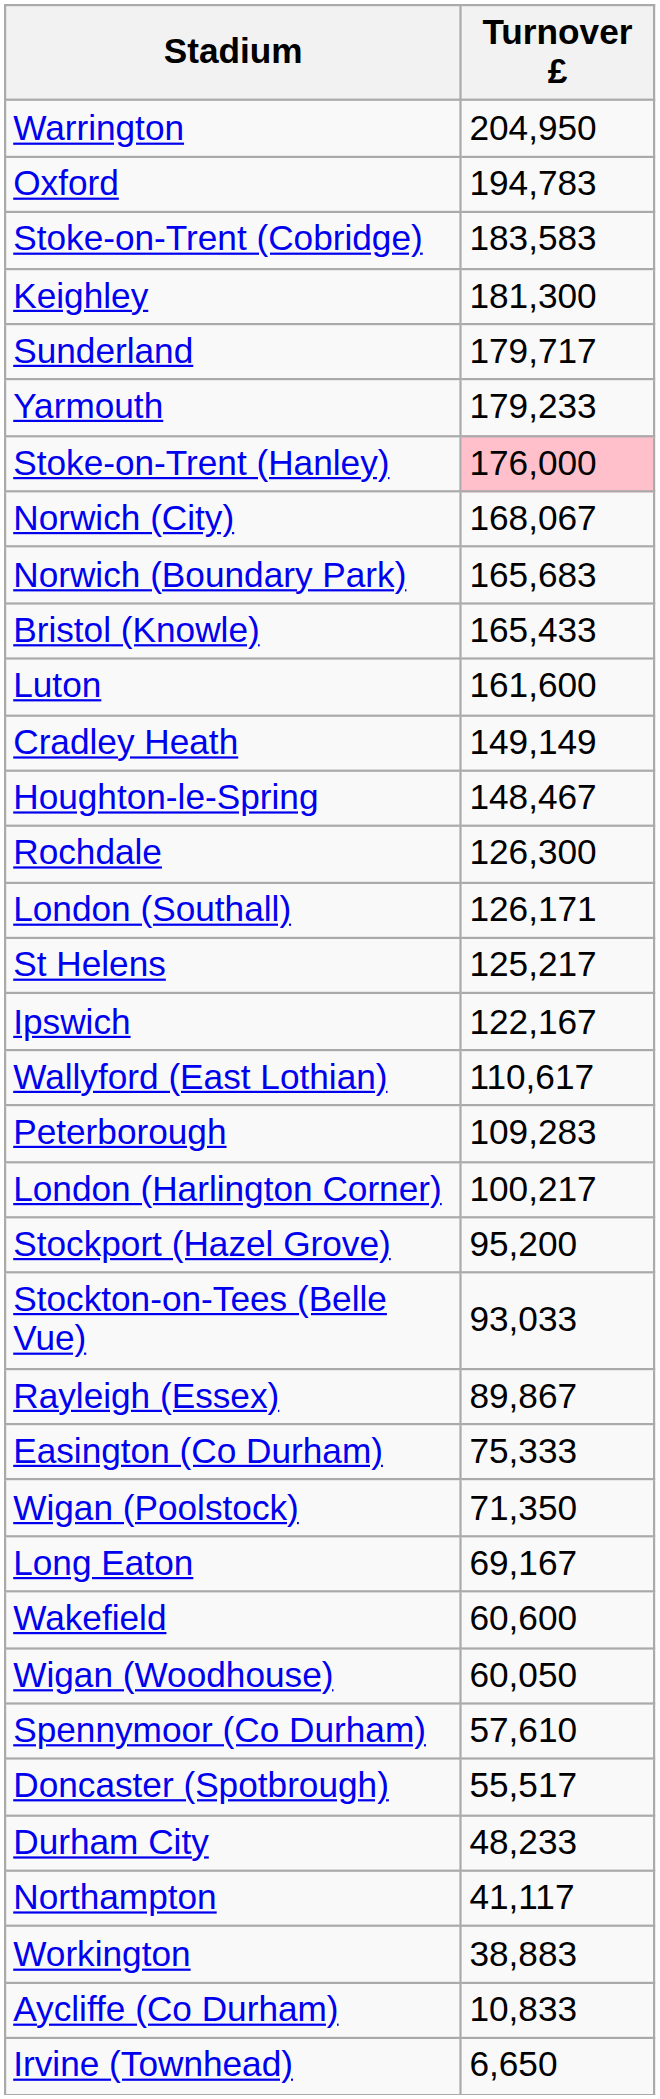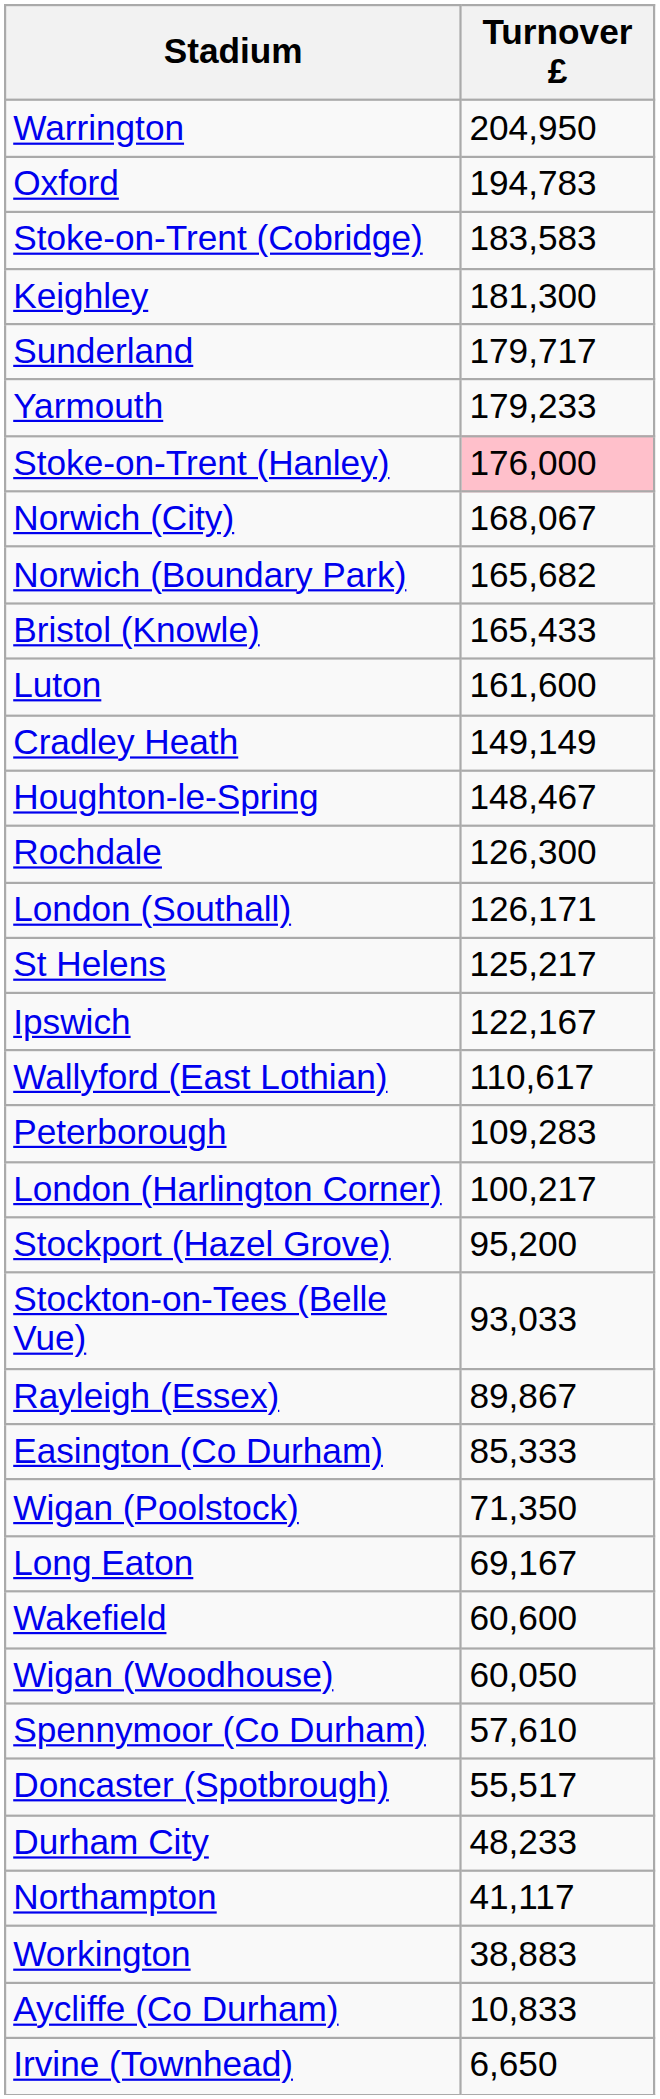(533, 574) 165,683 -> (533, 574) 165,682
(523, 1451) 75,333 -> (523, 1451) 85,333
